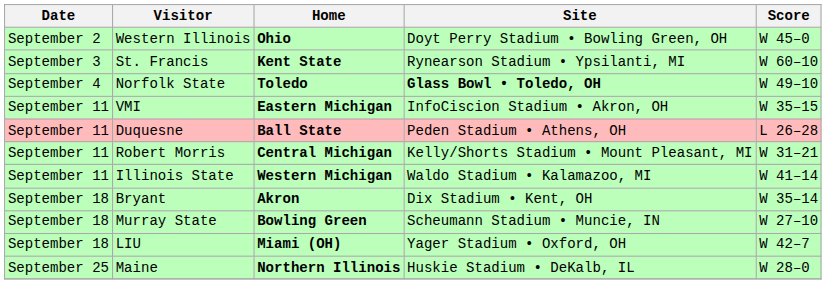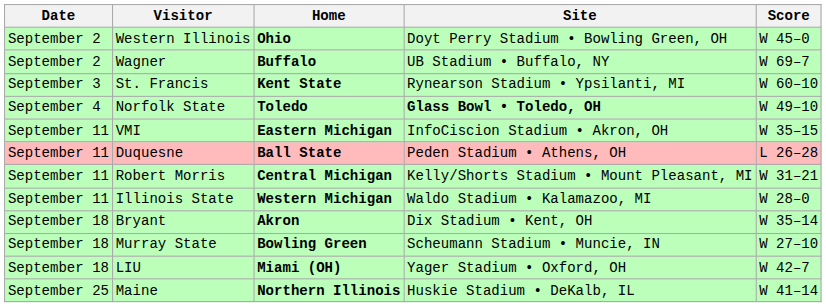+ row: (141, 62)
(789, 176) W 41–14 -> (785, 199) W 28–0
(785, 268) W 28–0 -> (789, 291) W 41–14
